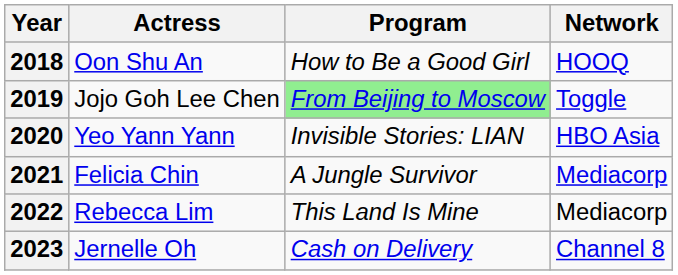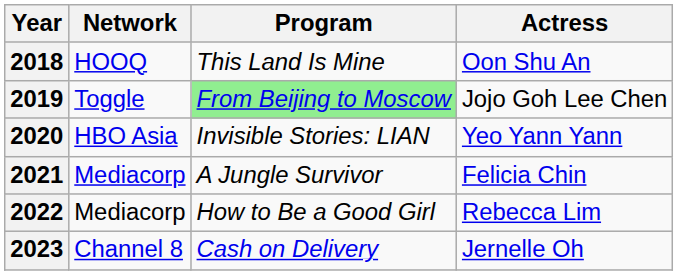columns swapped: (177, 23) <-> (612, 23)
(410, 61) How to Be a Good Girl -> (291, 61) This Land Is Mine
(385, 212) This Land Is Mine -> (316, 212) How to Be a Good Girl
